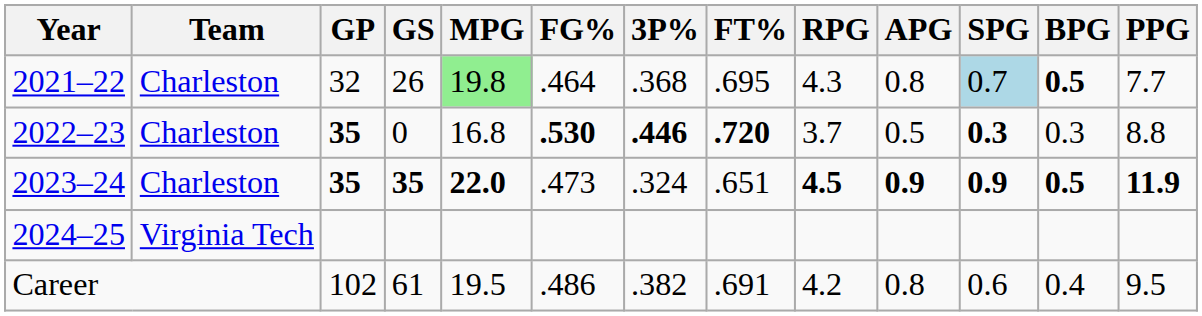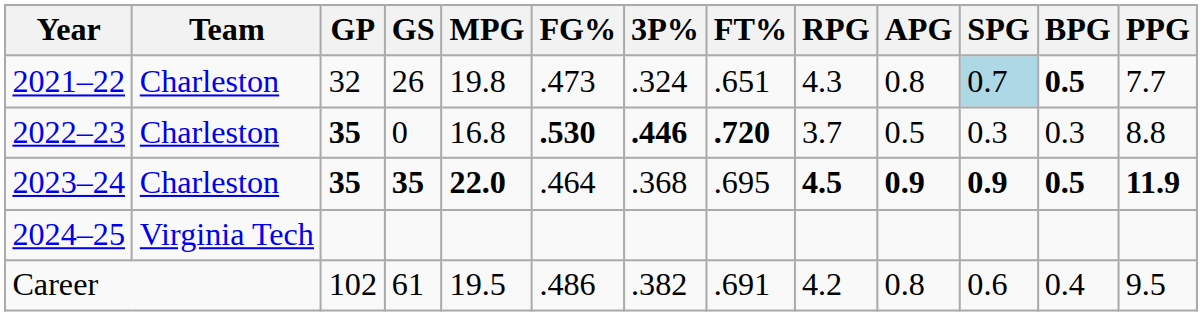(478, 81) lightgreen background -> (478, 81) no background
(568, 81) .464 -> (568, 81) .473
(659, 81) .368 -> (659, 81) .324
(742, 81) .695 -> (742, 81) .651
(987, 132) bold -> (987, 132) normal
(568, 183) .473 -> (568, 183) .464
(659, 183) .324 -> (659, 183) .368
(742, 183) .651 -> (742, 183) .695
